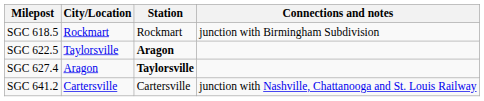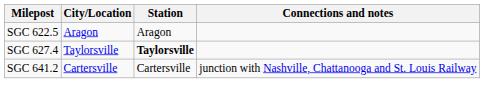- row: (33, 31)
(91, 50) Taylorsville -> (81, 31) Aragon
(155, 50) bold -> (154, 31) normal
(81, 68) Aragon -> (91, 50) Taylorsville
